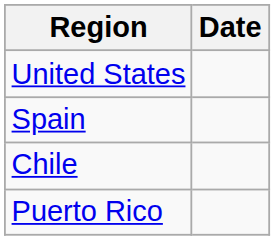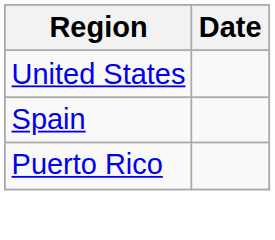- row: (45, 165)
